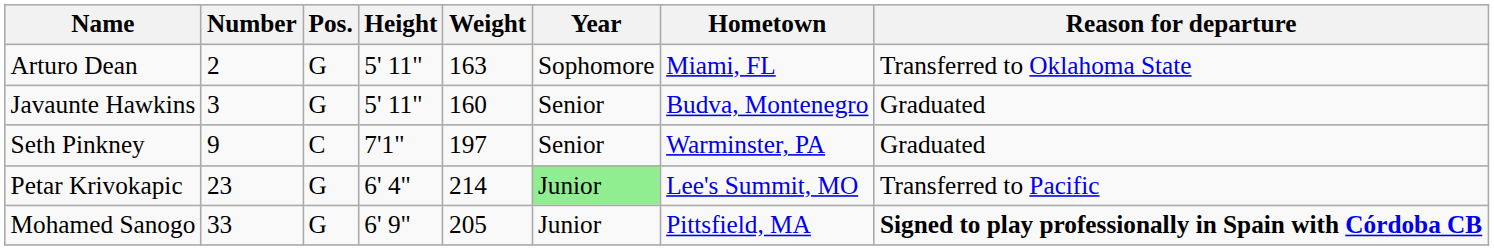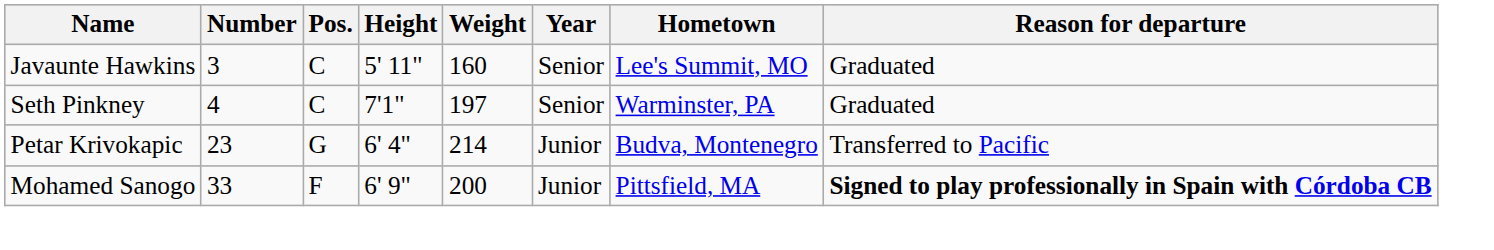- row: (74, 64)
(318, 104) G -> (317, 64) C
(767, 104) Budva, Montenegro -> (712, 64) Lee's Summit, MO
(213, 144) 9 -> (213, 104) 4
(570, 184) lightgreen background -> (570, 144) no background
(762, 184) Lee's Summit, MO -> (717, 144) Budva, Montenegro
(318, 225) G -> (316, 184) F
(468, 225) 205 -> (468, 184) 200
